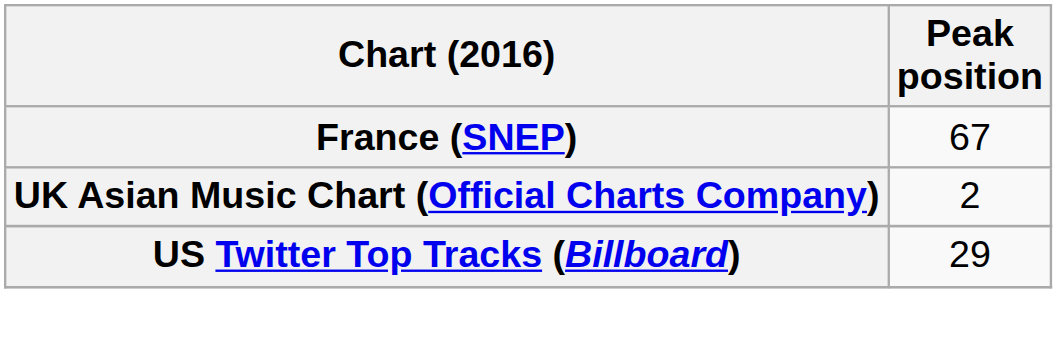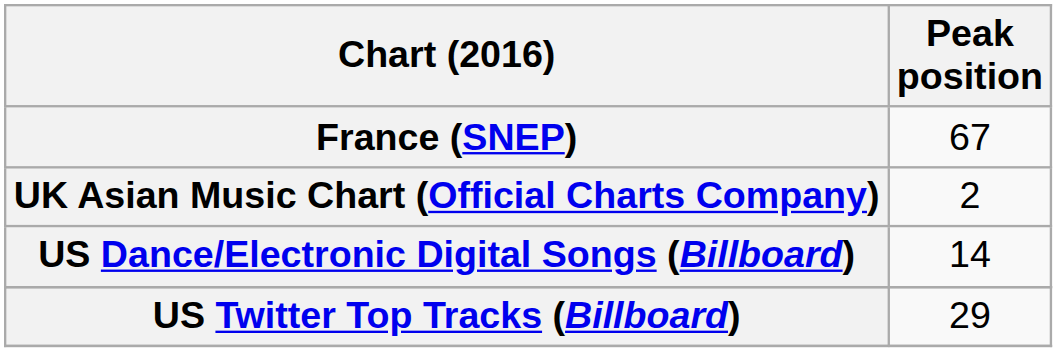+ row: (447, 255)
